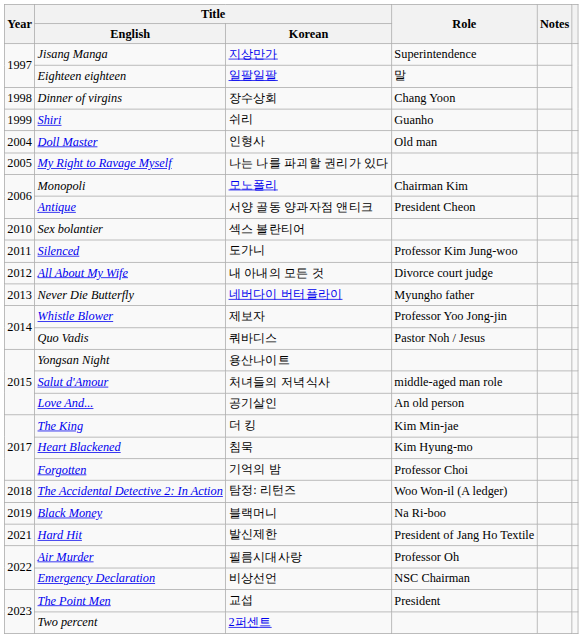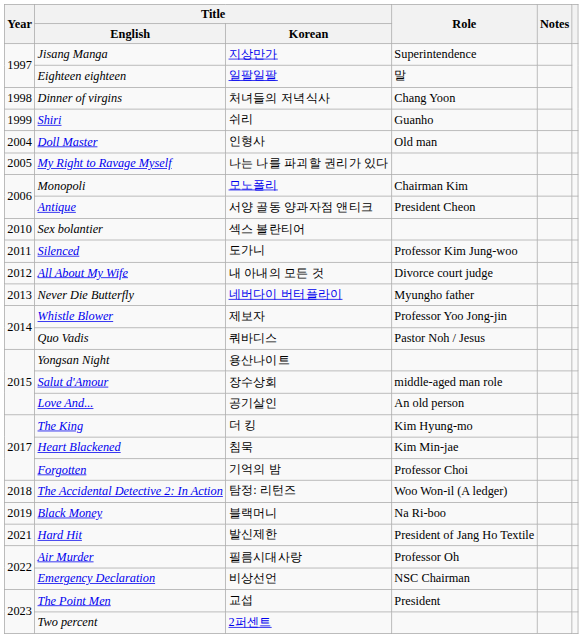(253, 97) 장수상회 -> (279, 97) 처녀들의 저녁식사
(279, 381) 처녀들의 저녁식사 -> (253, 381) 장수상회
(426, 425) Kim Min-jae -> (434, 425) Kim Hyung-mo
(434, 447) Kim Hyung-mo -> (426, 447) Kim Min-jae
